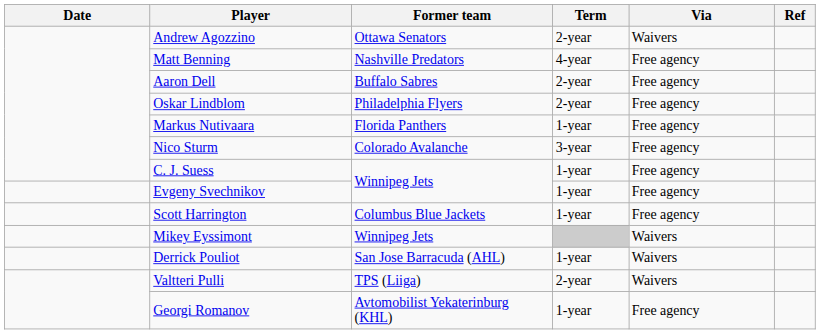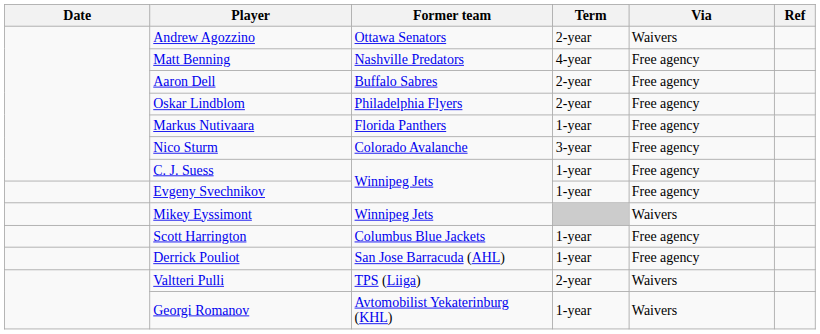rows swapped: (200, 214) <-> (203, 236)
(655, 258) Waivers -> (666, 258) Free agency
(666, 310) Free agency -> (655, 310) Waivers
